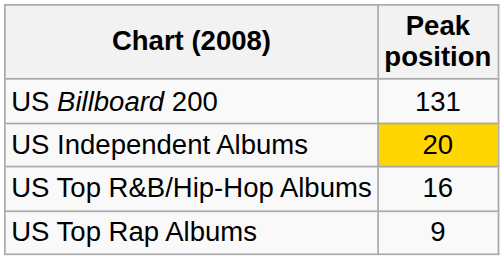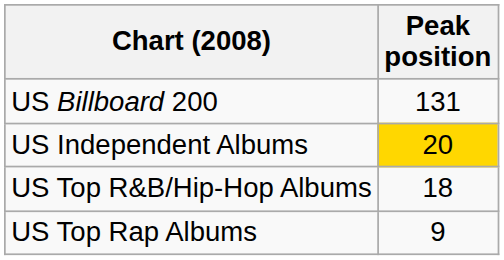(438, 188) 16 -> (438, 188) 18
